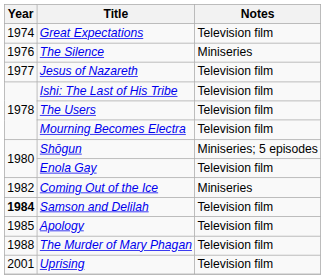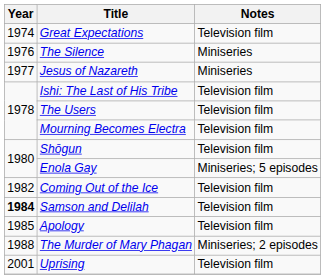(235, 71) Television film -> (225, 71) Miniseries
(258, 149) Miniseries; 5 episodes -> (235, 149) Television film
(235, 168) Television film -> (258, 168) Miniseries; 5 episodes
(225, 187) Miniseries -> (235, 187) Television film
(235, 245) Television film -> (258, 245) Miniseries; 2 episodes
